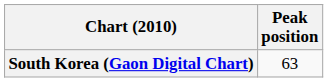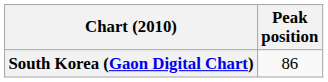(290, 63) 63 -> (290, 63) 86
